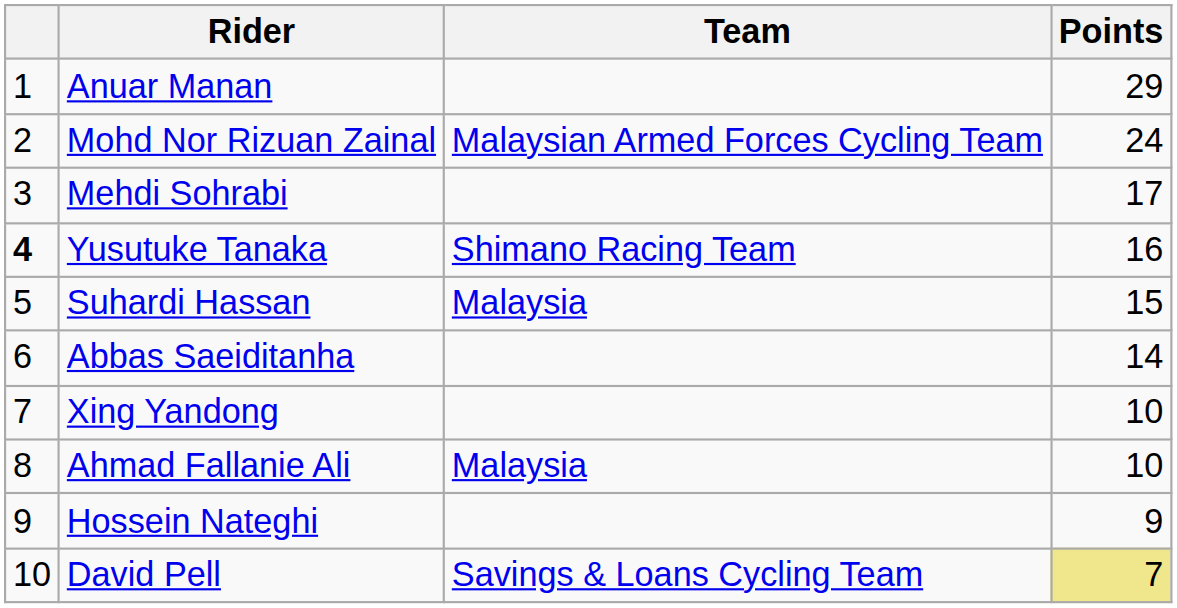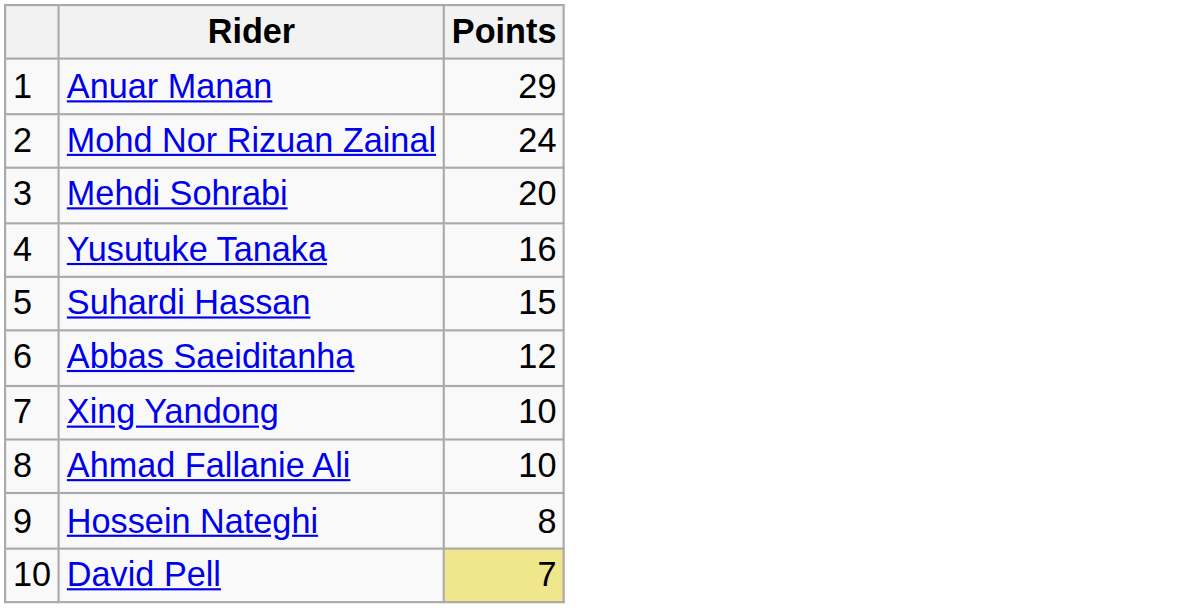- column: (747, 31)
(1144, 194) 17 -> (537, 194) 20
(22, 248) bold -> (22, 248) normal
(1144, 357) 14 -> (537, 357) 12
(1154, 520) 9 -> (547, 520) 8
